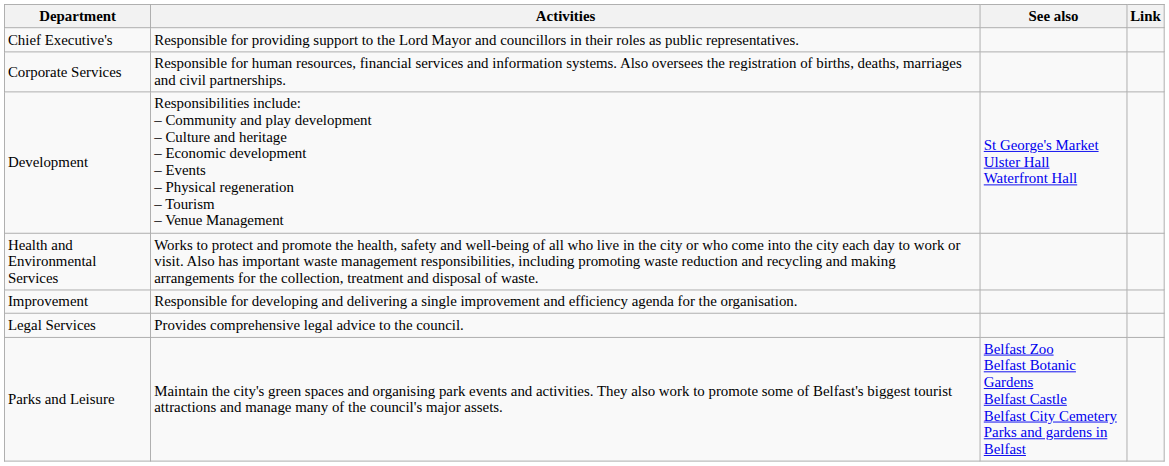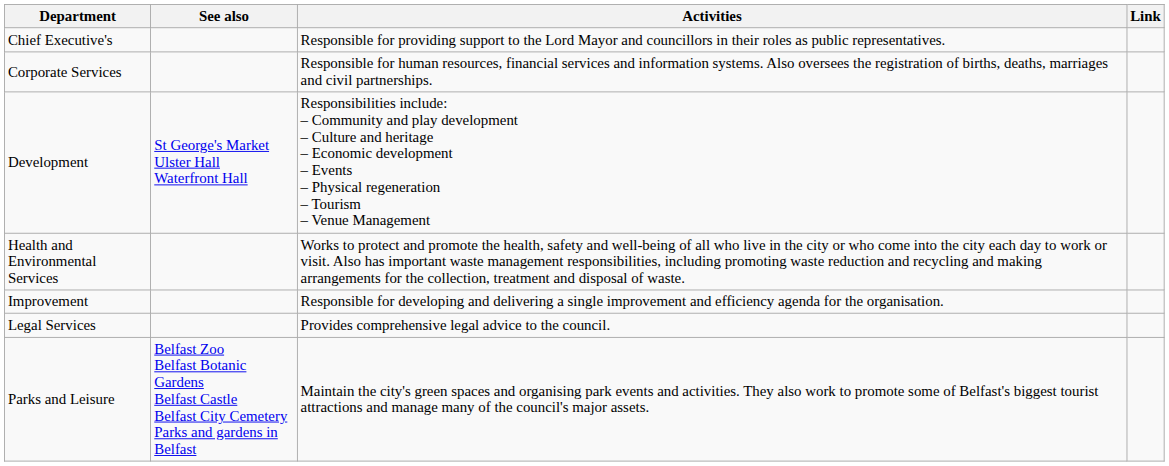columns swapped: (566, 16) <-> (1054, 16)
